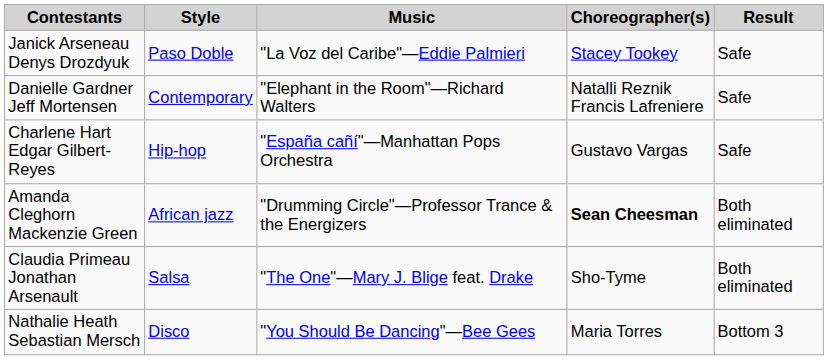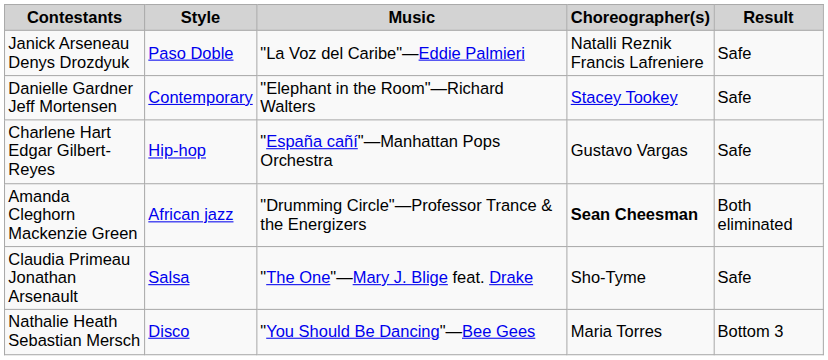(624, 52) Stacey Tookey -> (637, 52) Natalli Reznik Francis Lafreniere
(637, 97) Natalli Reznik Francis Lafreniere -> (624, 97) Stacey Tookey
(755, 278) Both eliminated -> (734, 278) Safe
